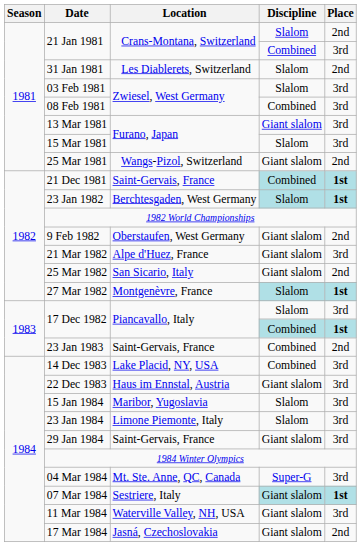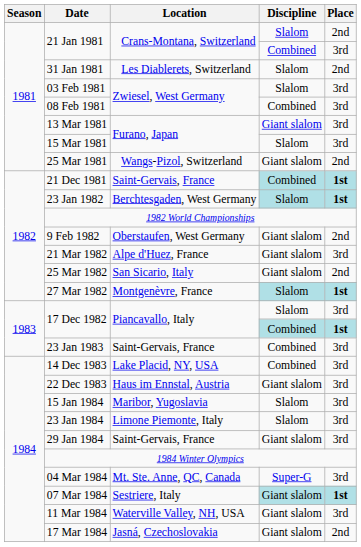(340, 347) 2nd -> (340, 347) 3rd
